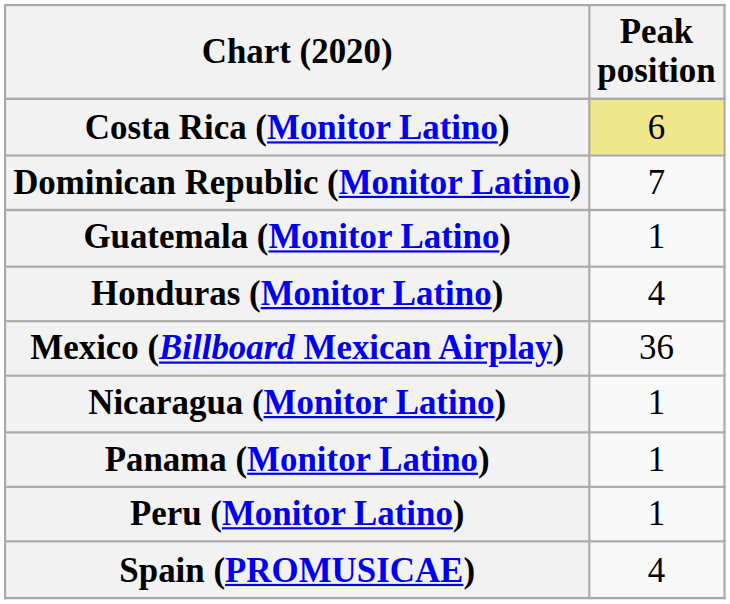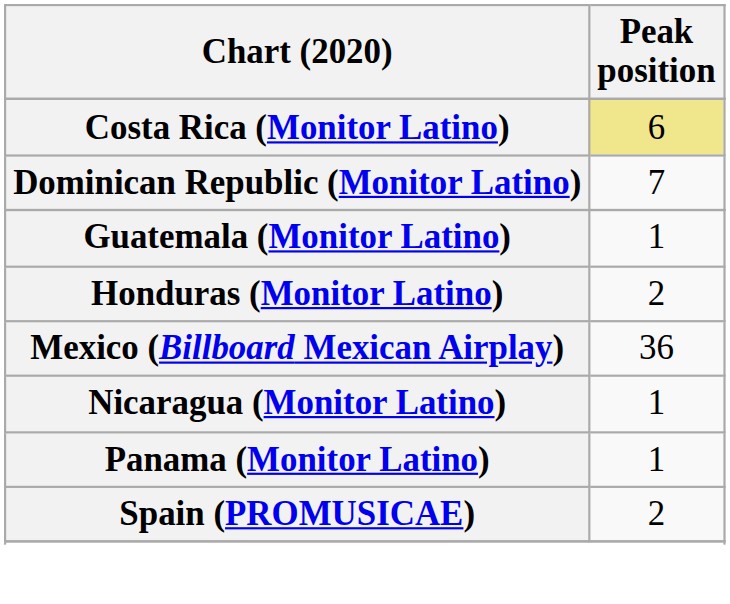(656, 292) 4 -> (656, 292) 2
- row: (297, 513)
(656, 569) 4 -> (656, 513) 2
